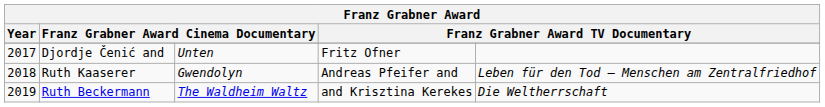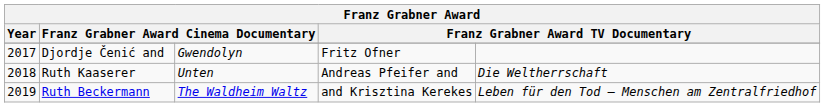(196, 53) Unten -> (210, 53) Gwendolyn
(210, 73) Gwendolyn -> (196, 73) Unten
(647, 73) Leben für den Tod – Menschen am Zentralfriedhof -> (543, 73) Die Weltherrschaft
(543, 92) Die Weltherrschaft -> (647, 92) Leben für den Tod – Menschen am Zentralfriedhof
